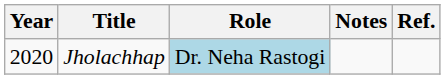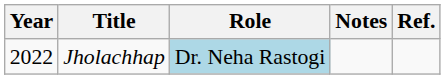(31, 56) 2020 -> (31, 56) 2022
